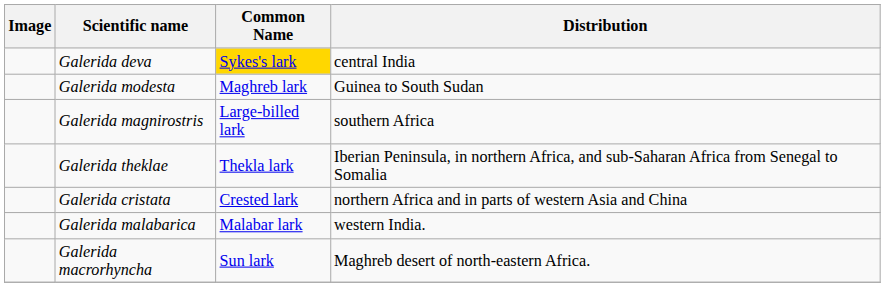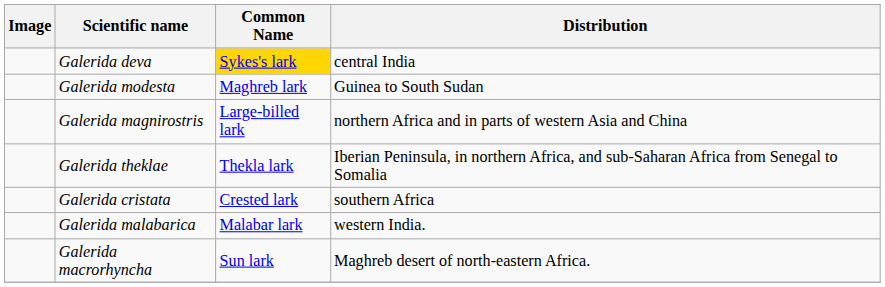(384, 121) southern Africa -> (511, 121) northern Africa and in parts of western Asia and China
(511, 199) northern Africa and in parts of western Asia and China -> (384, 199) southern Africa
